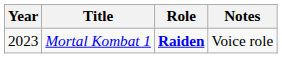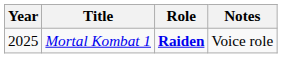(23, 40) 2023 -> (23, 40) 2025
